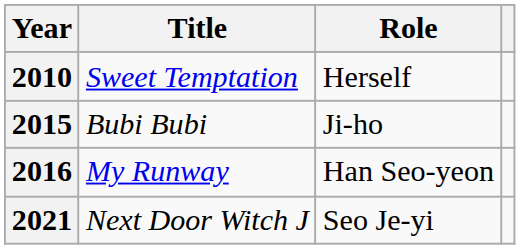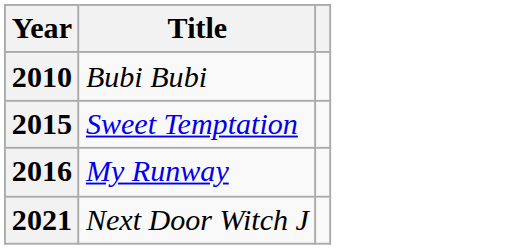- column: (408, 28)
(192, 76) Sweet Temptation -> (146, 76) Bubi Bubi
(146, 123) Bubi Bubi -> (192, 123) Sweet Temptation
